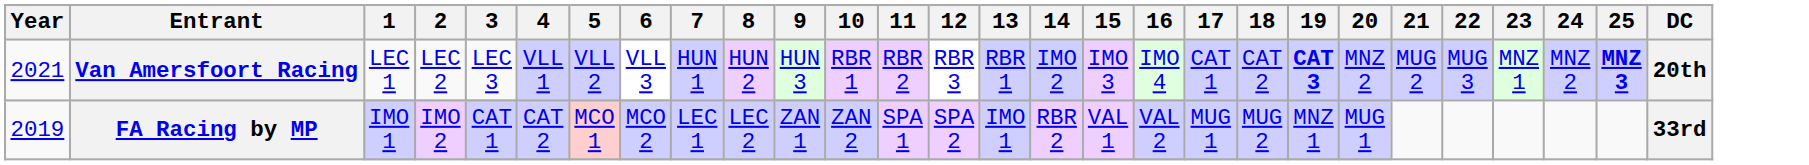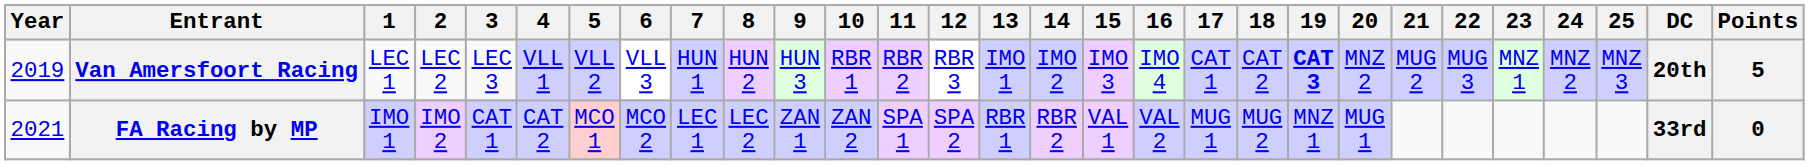+ column: (1758, 23)
(37, 70) 2021 -> (37, 70) 2019
(1005, 70) RBR 1 -> (1005, 70) IMO 1
(1622, 70) bold -> (1622, 70) normal
(37, 130) 2019 -> (37, 130) 2021
(1005, 130) IMO 1 -> (1005, 130) RBR 1
